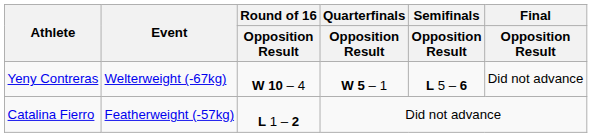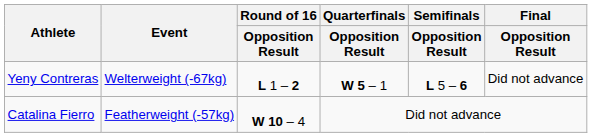(279, 87) W 10 – 4 -> (279, 87) L 1 – 2
(279, 122) L 1 – 2 -> (279, 122) W 10 – 4
